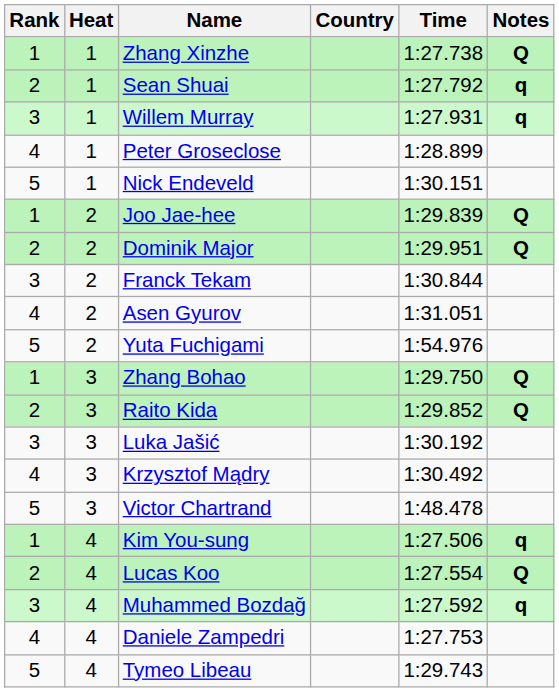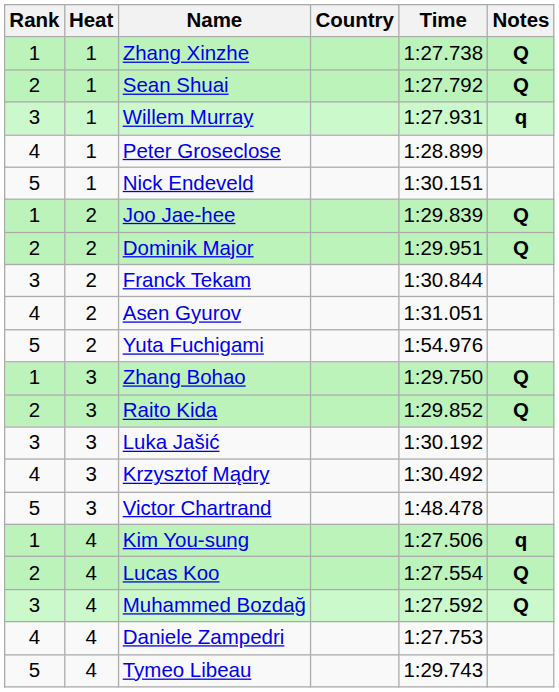(521, 85) q -> (521, 85) Q
(521, 605) q -> (521, 605) Q
